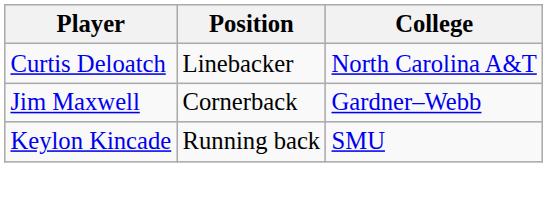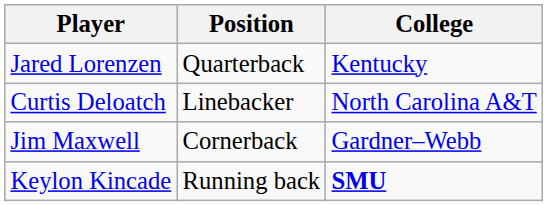+ row: (86, 63)
(358, 141) normal -> (359, 180) bold
